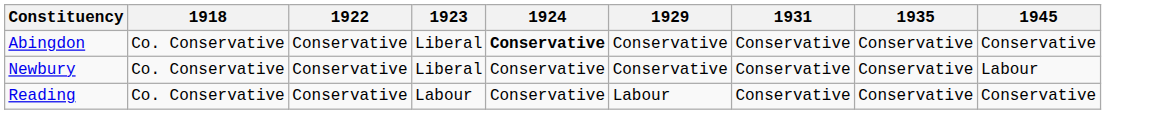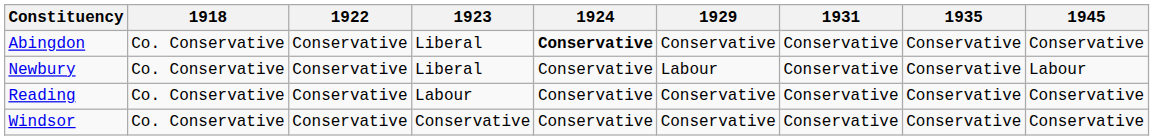(670, 70) Conservative -> (689, 70) Labour
(641, 96) Labour -> (718, 96) Conservative
+ row: (42, 122)
